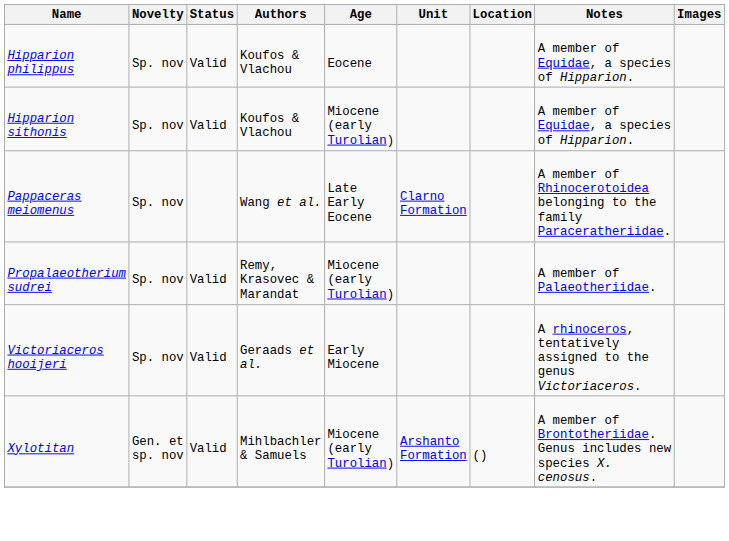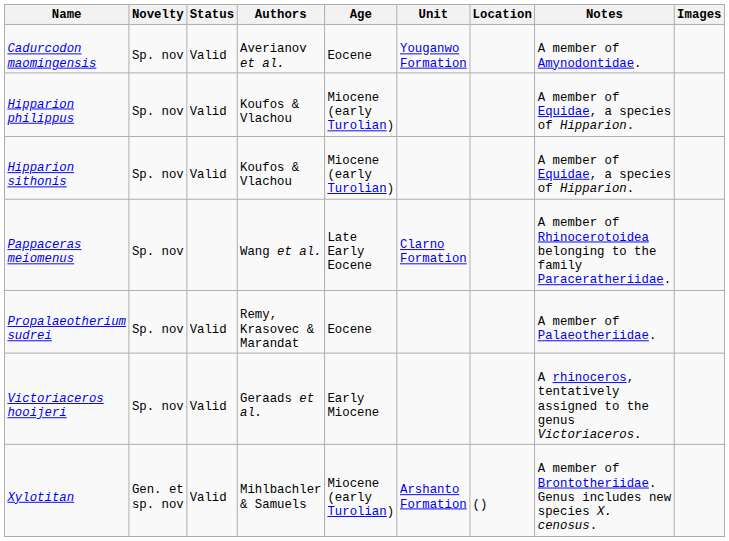+ row: (52, 56)
(350, 63) Eocene -> (361, 112) Miocene (early Turolian)
(361, 280) Miocene (early Turolian) -> (350, 329) Eocene
